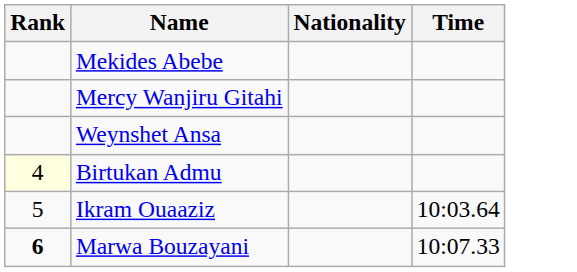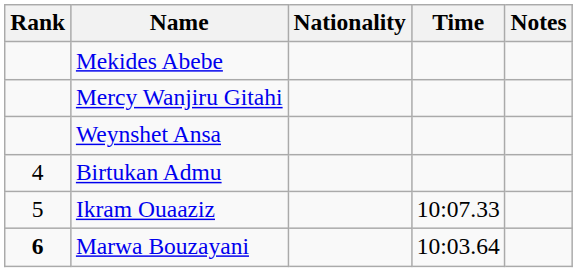+ column: (539, 23)
(38, 172) lightyellow background -> (38, 172) no background
(458, 209) 10:03.64 -> (458, 209) 10:07.33
(458, 246) 10:07.33 -> (458, 246) 10:03.64
